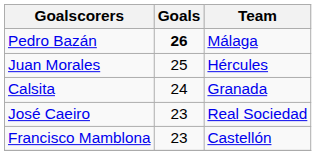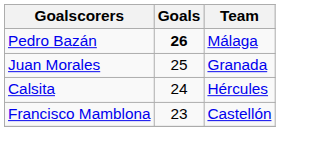(238, 65) Hércules -> (237, 65) Granada
(237, 89) Granada -> (238, 89) Hércules
- row: (49, 114)
